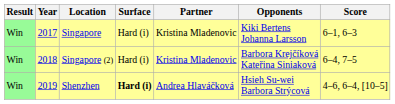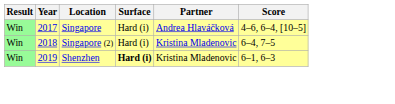- column: (280, 12)
(196, 33) Kristina Mladenovic -> (195, 27) Andrea Hlaváčková
(340, 33) 6–1, 6–3 -> (274, 27) 4–6, 6–4, [10–5]
(195, 86) Andrea Hlaváčková -> (196, 58) Kristina Mladenovic
(355, 86) 4–6, 6–4, [10–5] -> (258, 58) 6–1, 6–3
